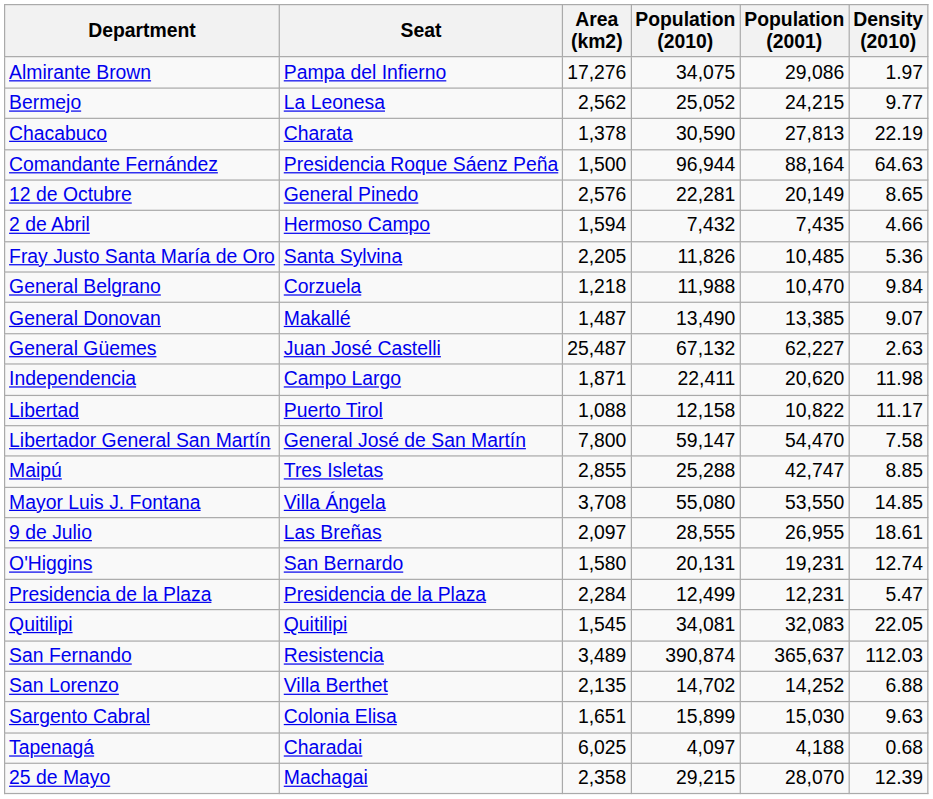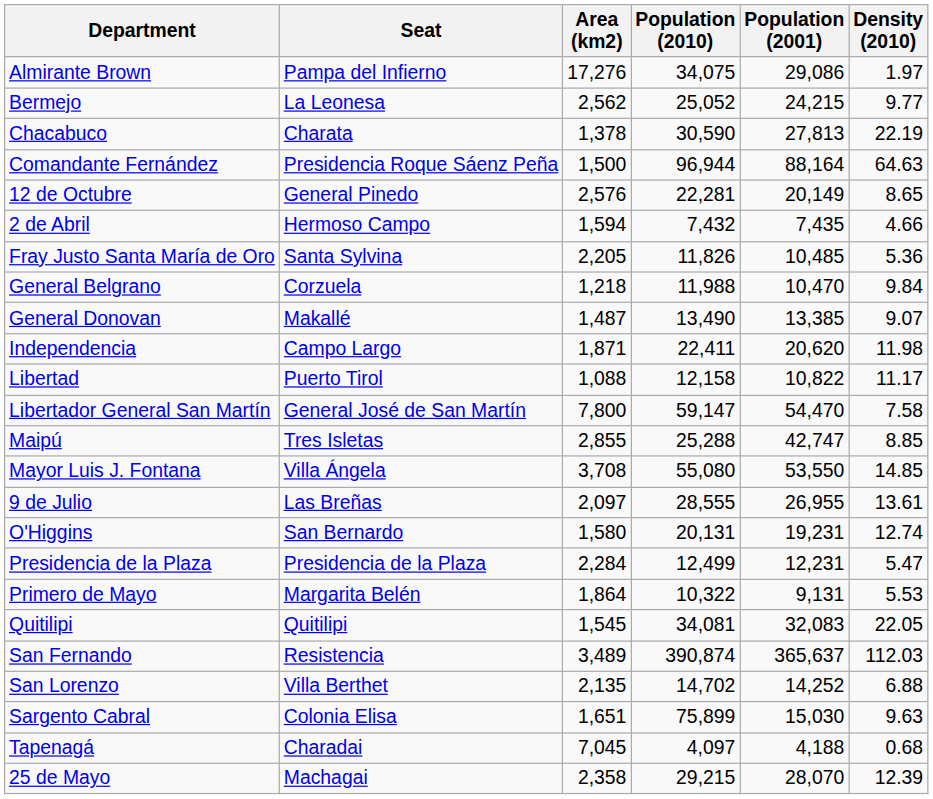- row: (83, 348)
(899, 532) 18.61 -> (899, 502) 13.61
+ row: (83, 594)
(706, 717) 15,899 -> (706, 717) 75,899
(602, 747) 6,025 -> (602, 747) 7,045
